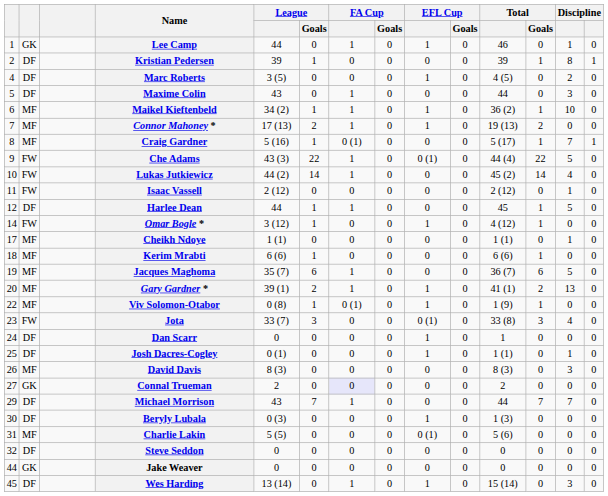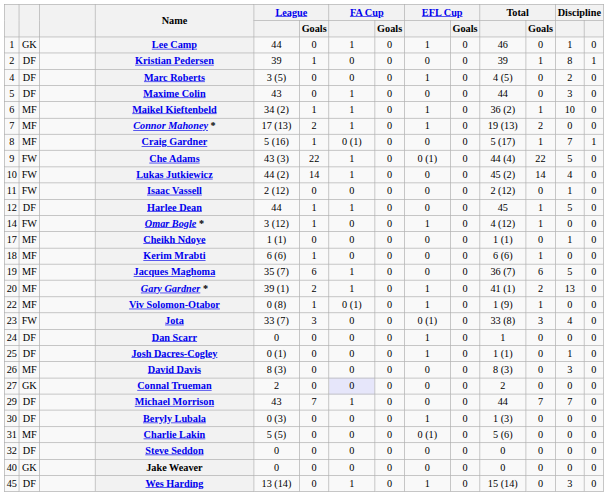(12, 467) 44 -> (12, 467) 40
